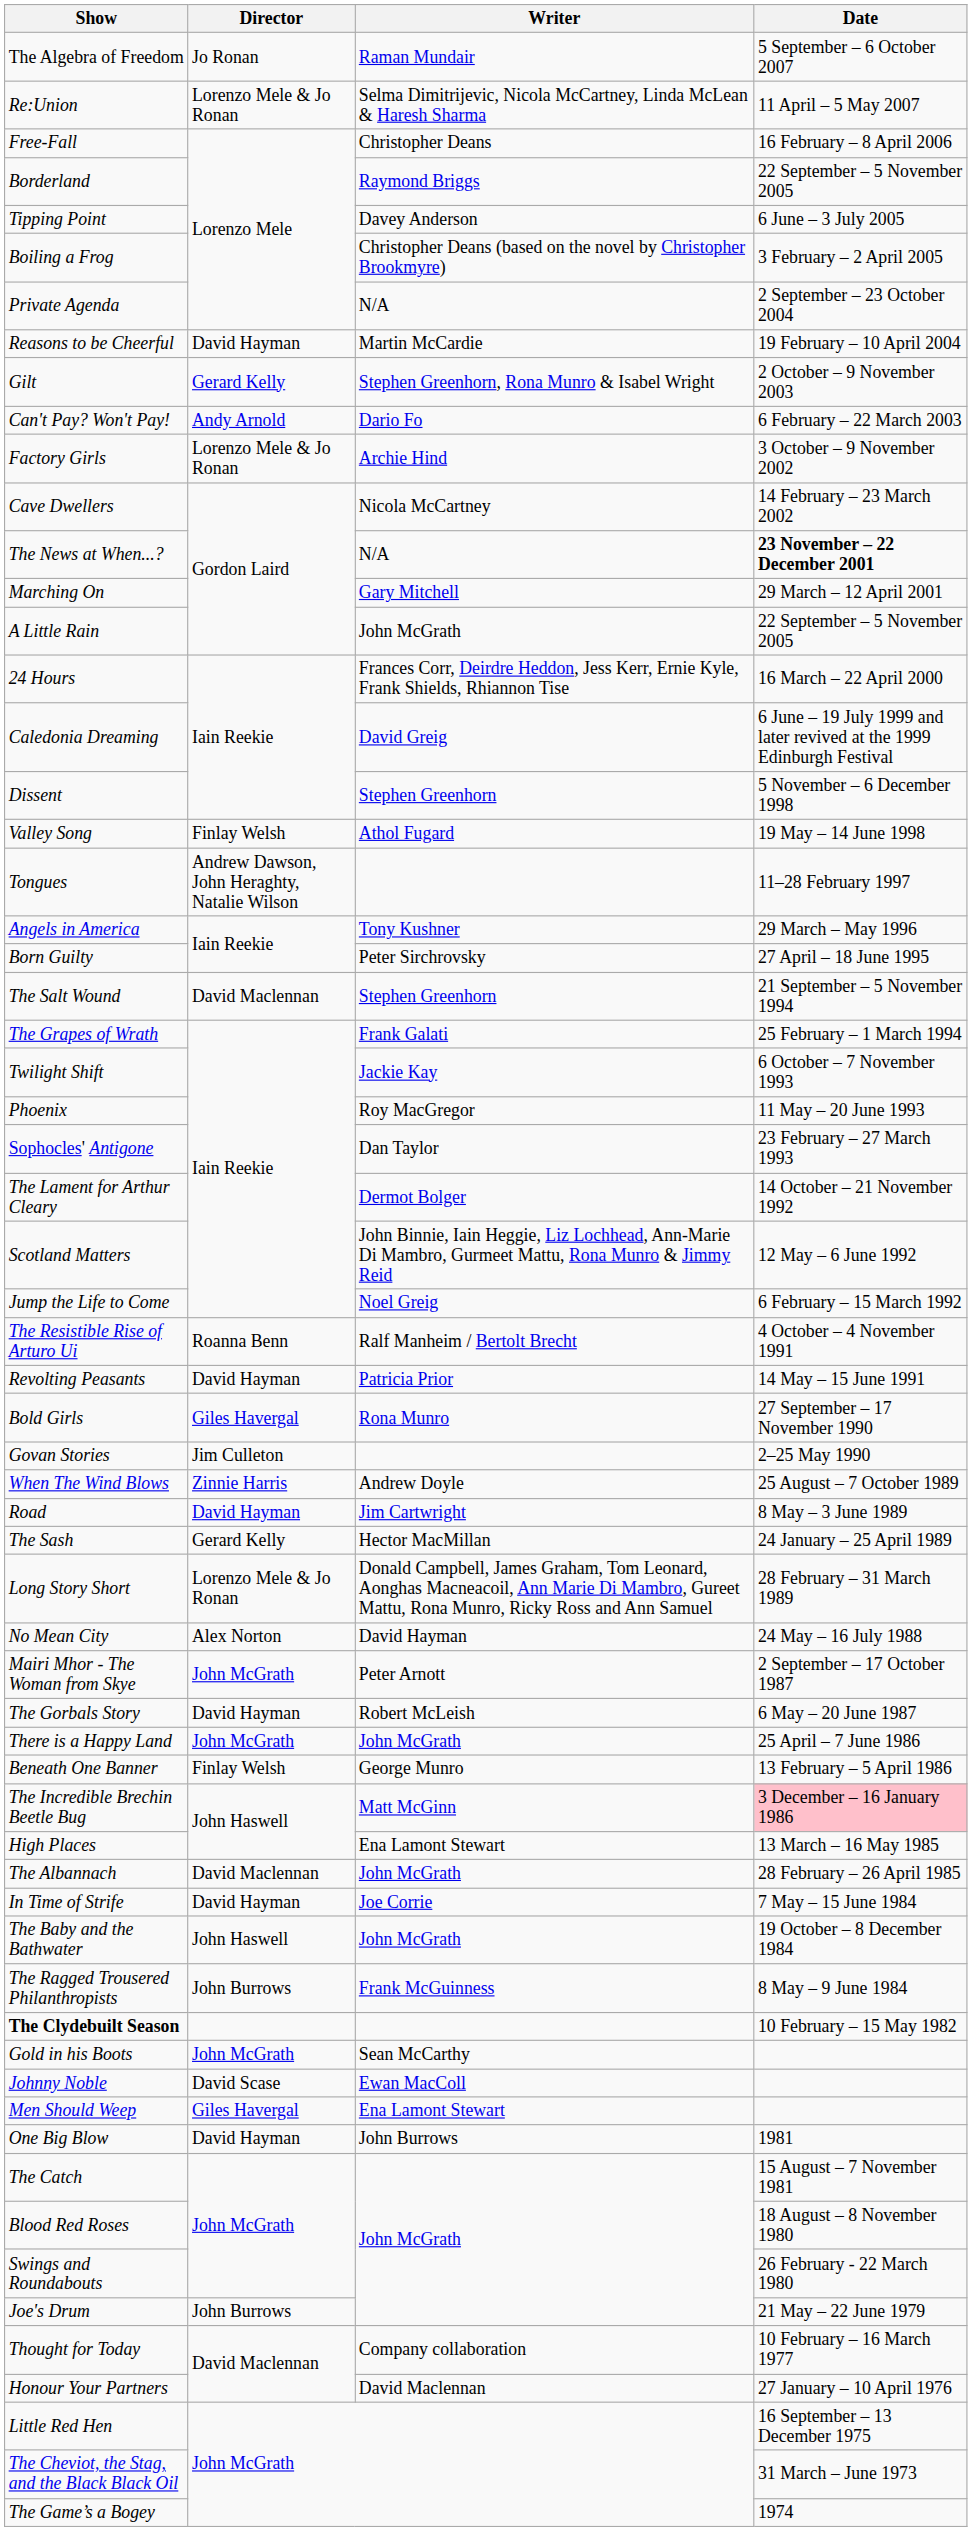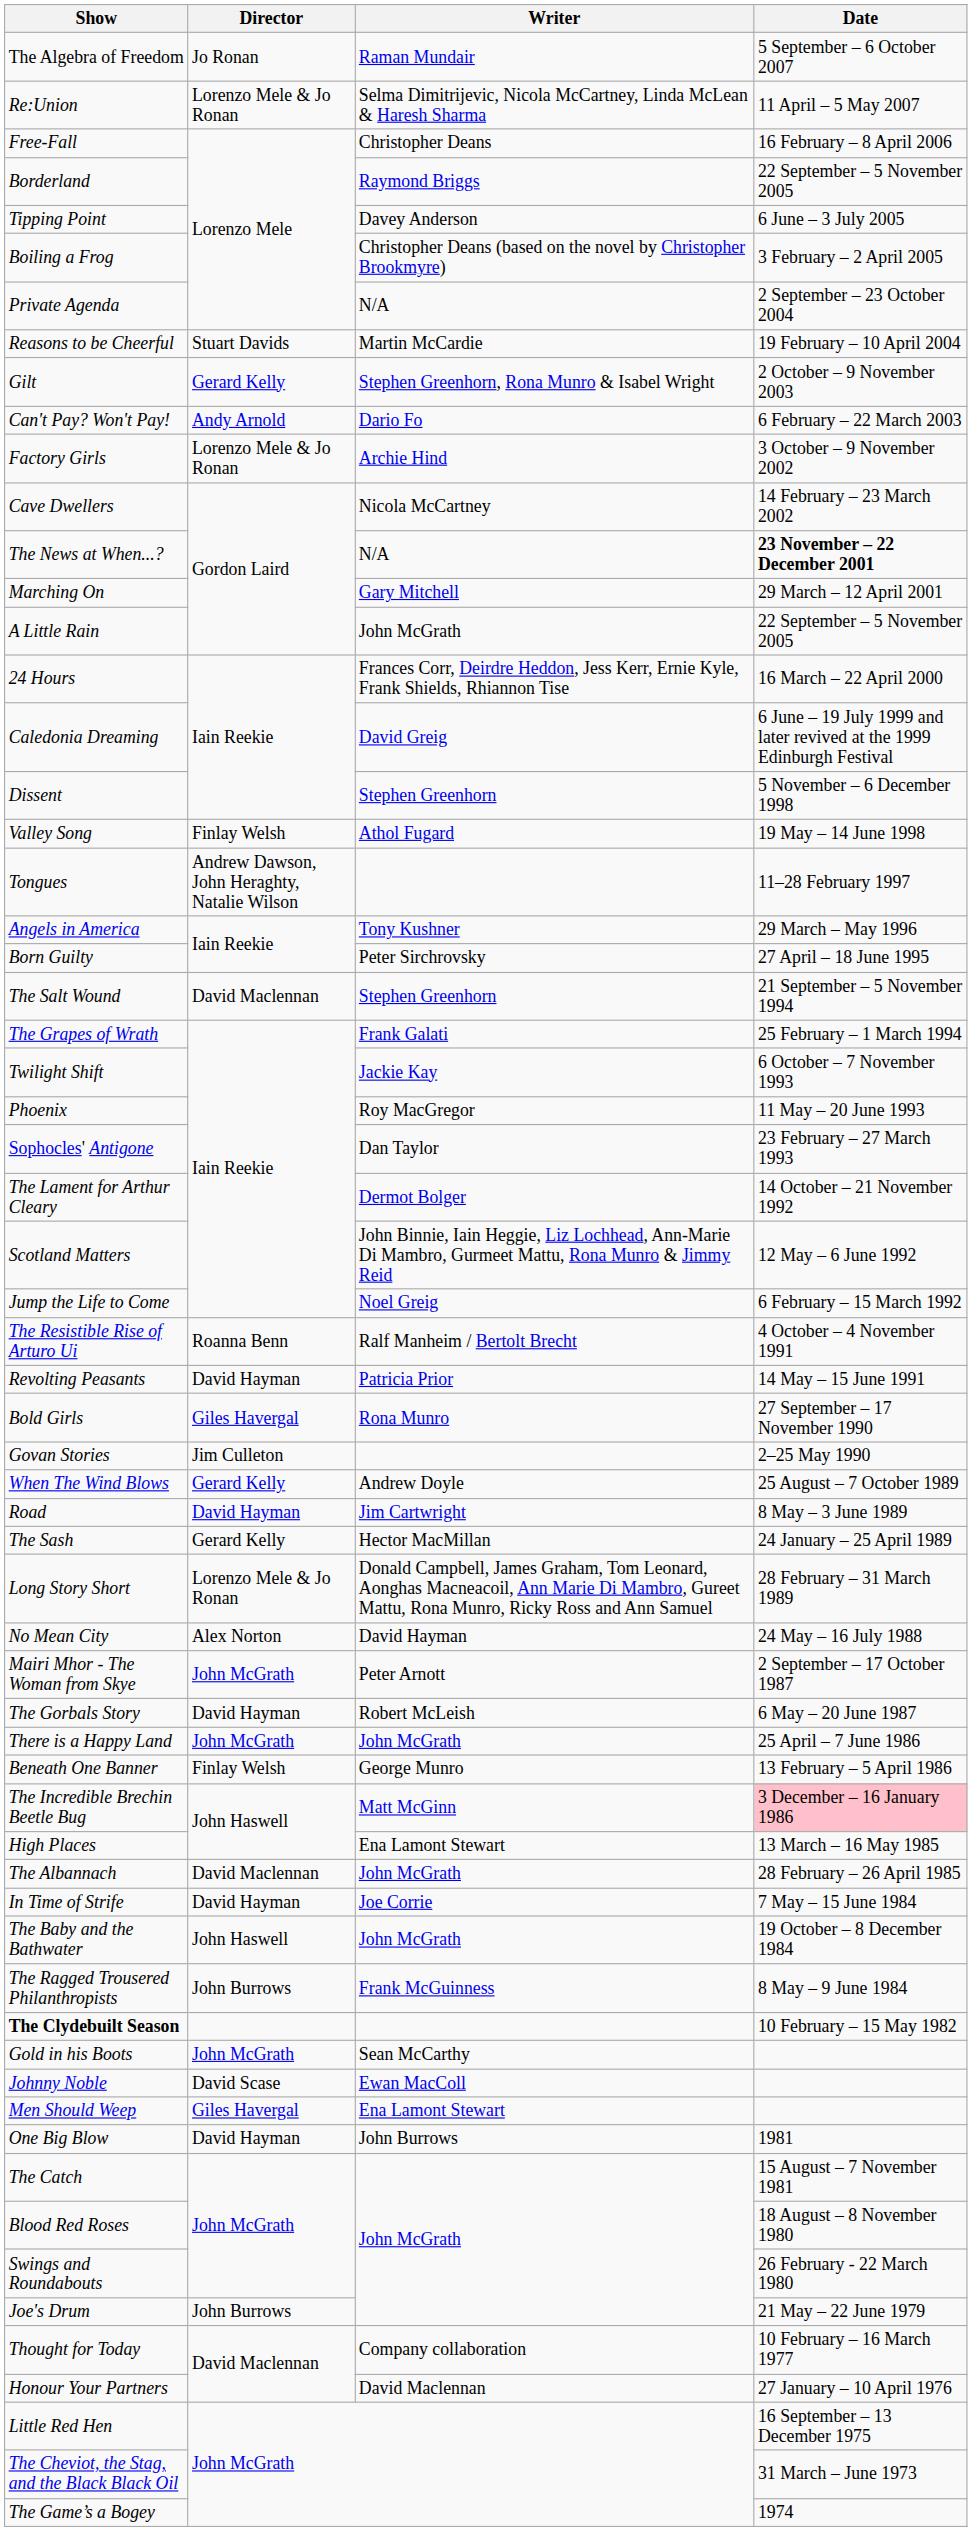(246, 343) David Hayman -> (241, 343) Stuart Davids
(240, 1483) Zinnie Harris -> (239, 1483) Gerard Kelly
